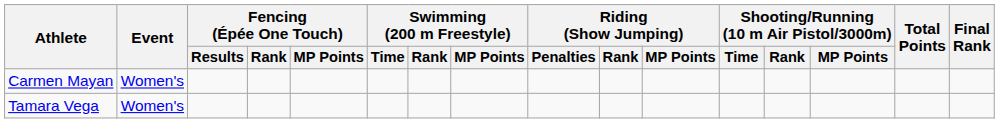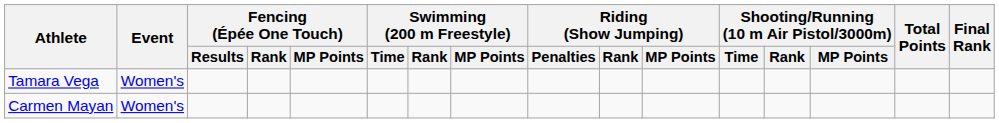rows swapped: (54, 106) <-> (61, 82)
